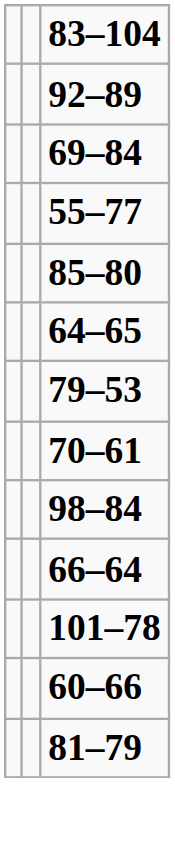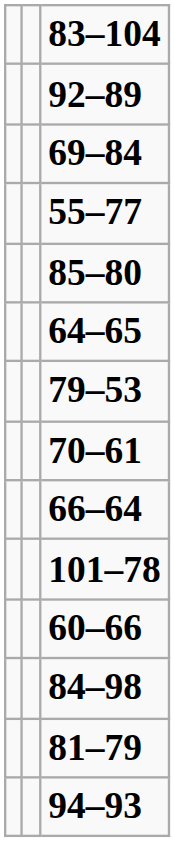- row: (95, 509)
+ row: (95, 687)
+ row: (95, 806)
